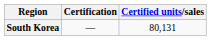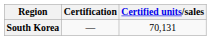(163, 27) 80,131 -> (163, 27) 70,131
